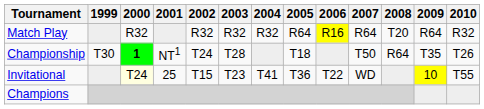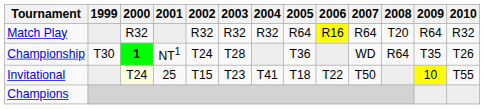(300, 54) T18 -> (300, 54) T36
(365, 54) T50 -> (365, 54) WD
(300, 75) T36 -> (300, 75) T18
(365, 75) WD -> (365, 75) T50
